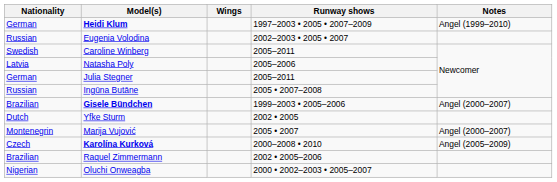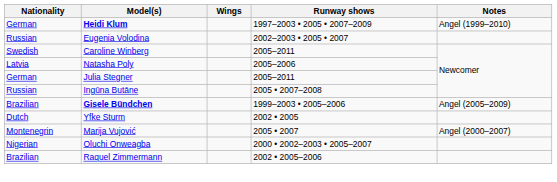(475, 104) Angel (2000–2007) -> (475, 104) Angel (2005–2009)
- row: (118, 143)
rows swapped: (123, 157) <-> (117, 170)
